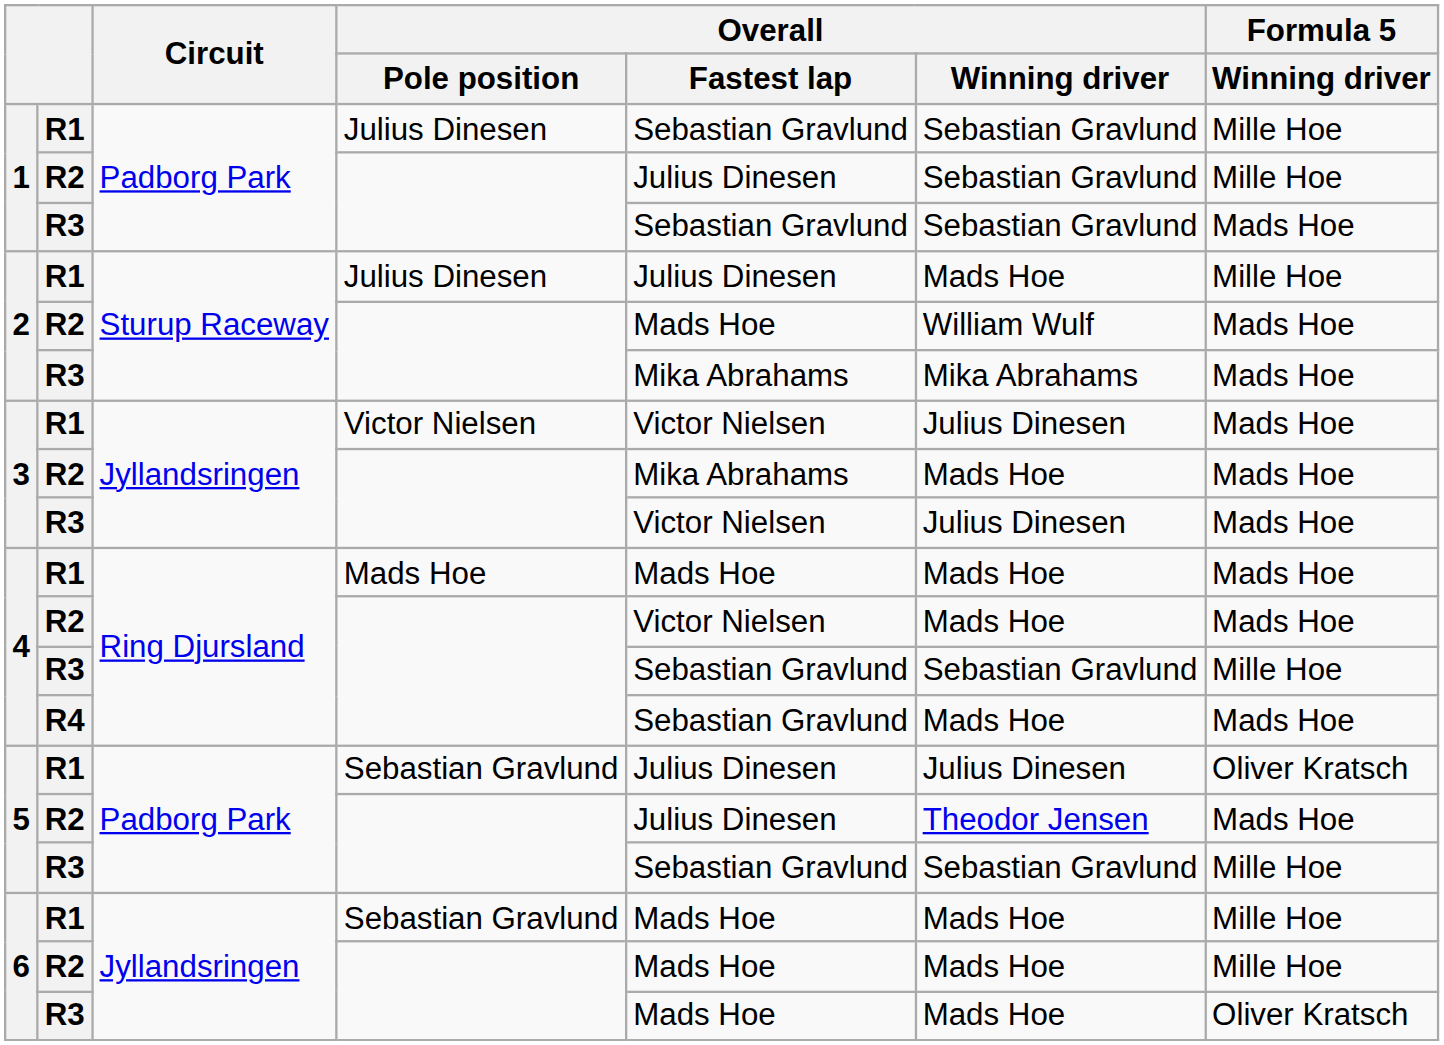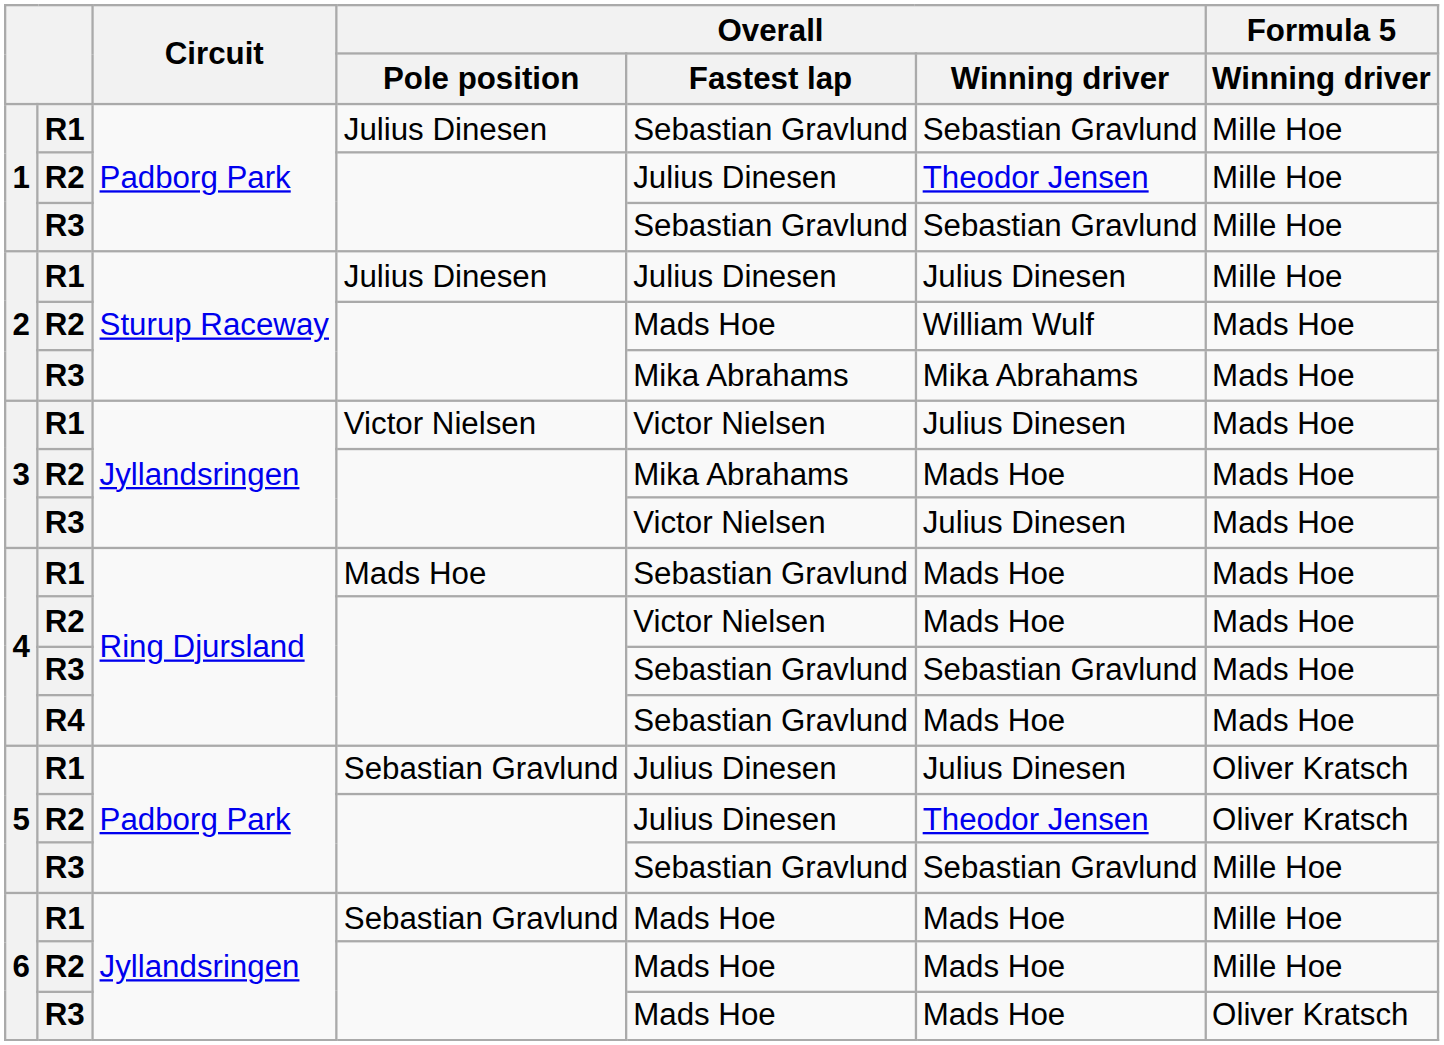(1060, 177) Sebastian Gravlund -> (1036, 177) Theodor Jensen
(1283, 227) Mads Hoe -> (1277, 227) Mille Hoe
(994, 276) Mads Hoe -> (1024, 276) Julius Dinesen
(704, 572) Mads Hoe -> (771, 572) Sebastian Gravlund
(1277, 670) Mille Hoe -> (1283, 670) Mads Hoe
(1283, 818) Mads Hoe -> (1310, 818) Oliver Kratsch
